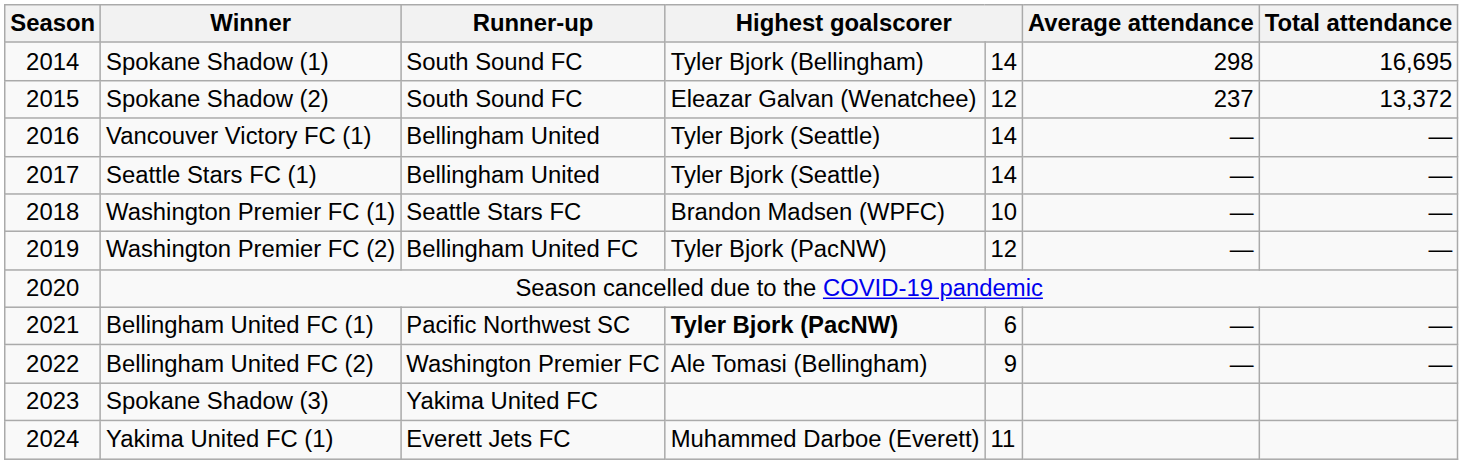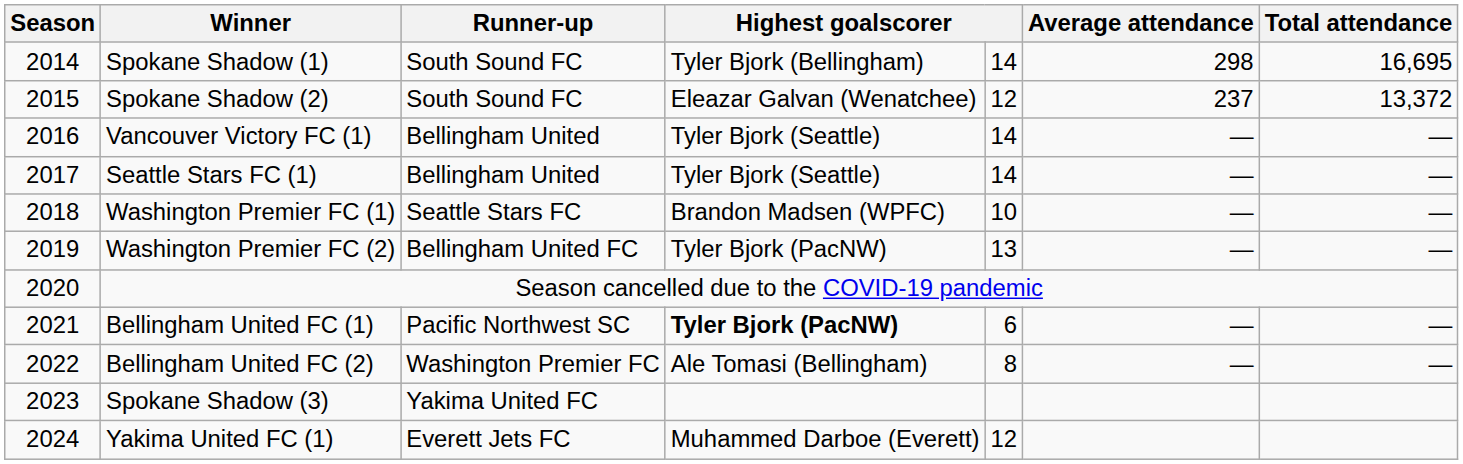(1004, 250) 12 -> (1004, 250) 13
(1010, 363) 9 -> (1010, 363) 8
(1003, 439) 11 -> (1004, 439) 12
